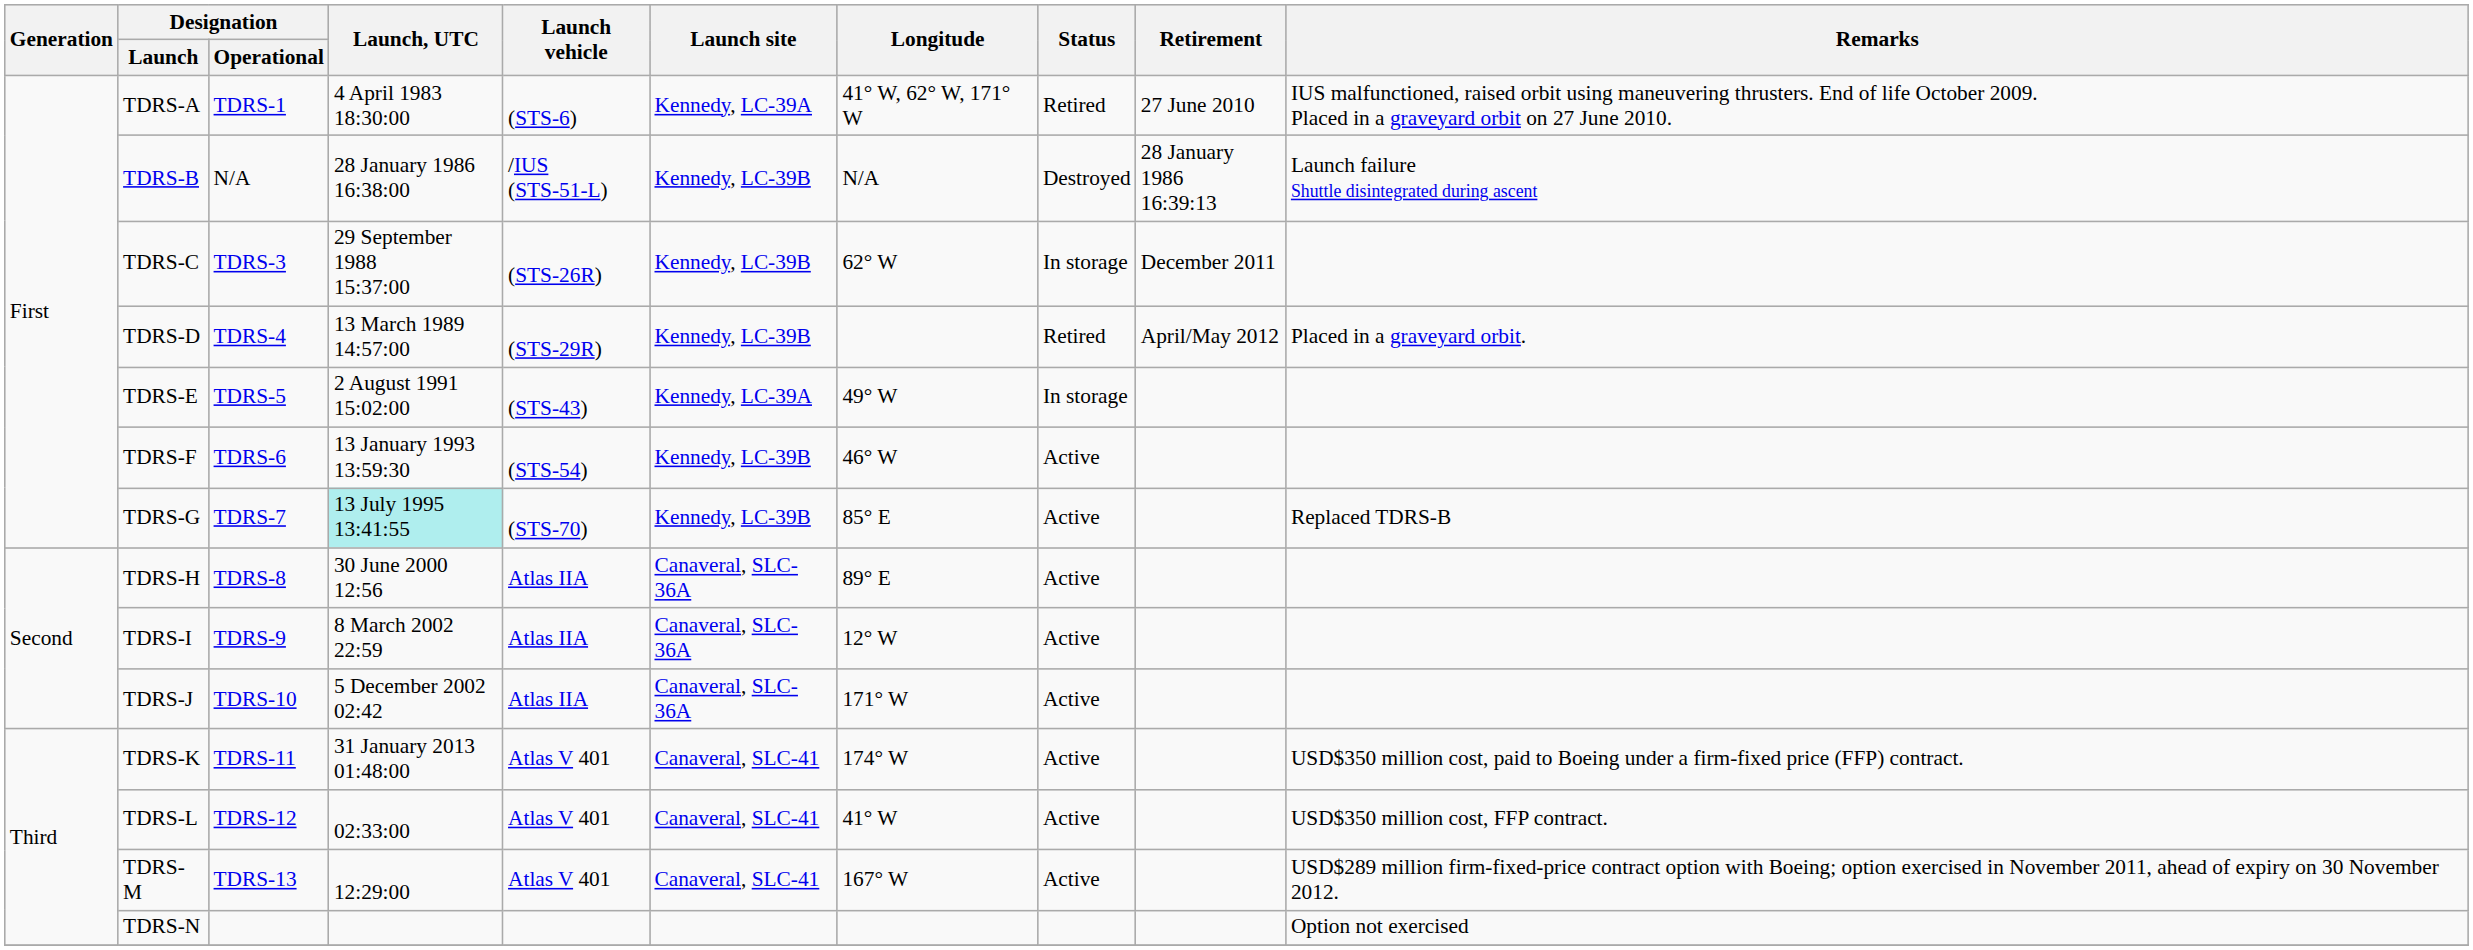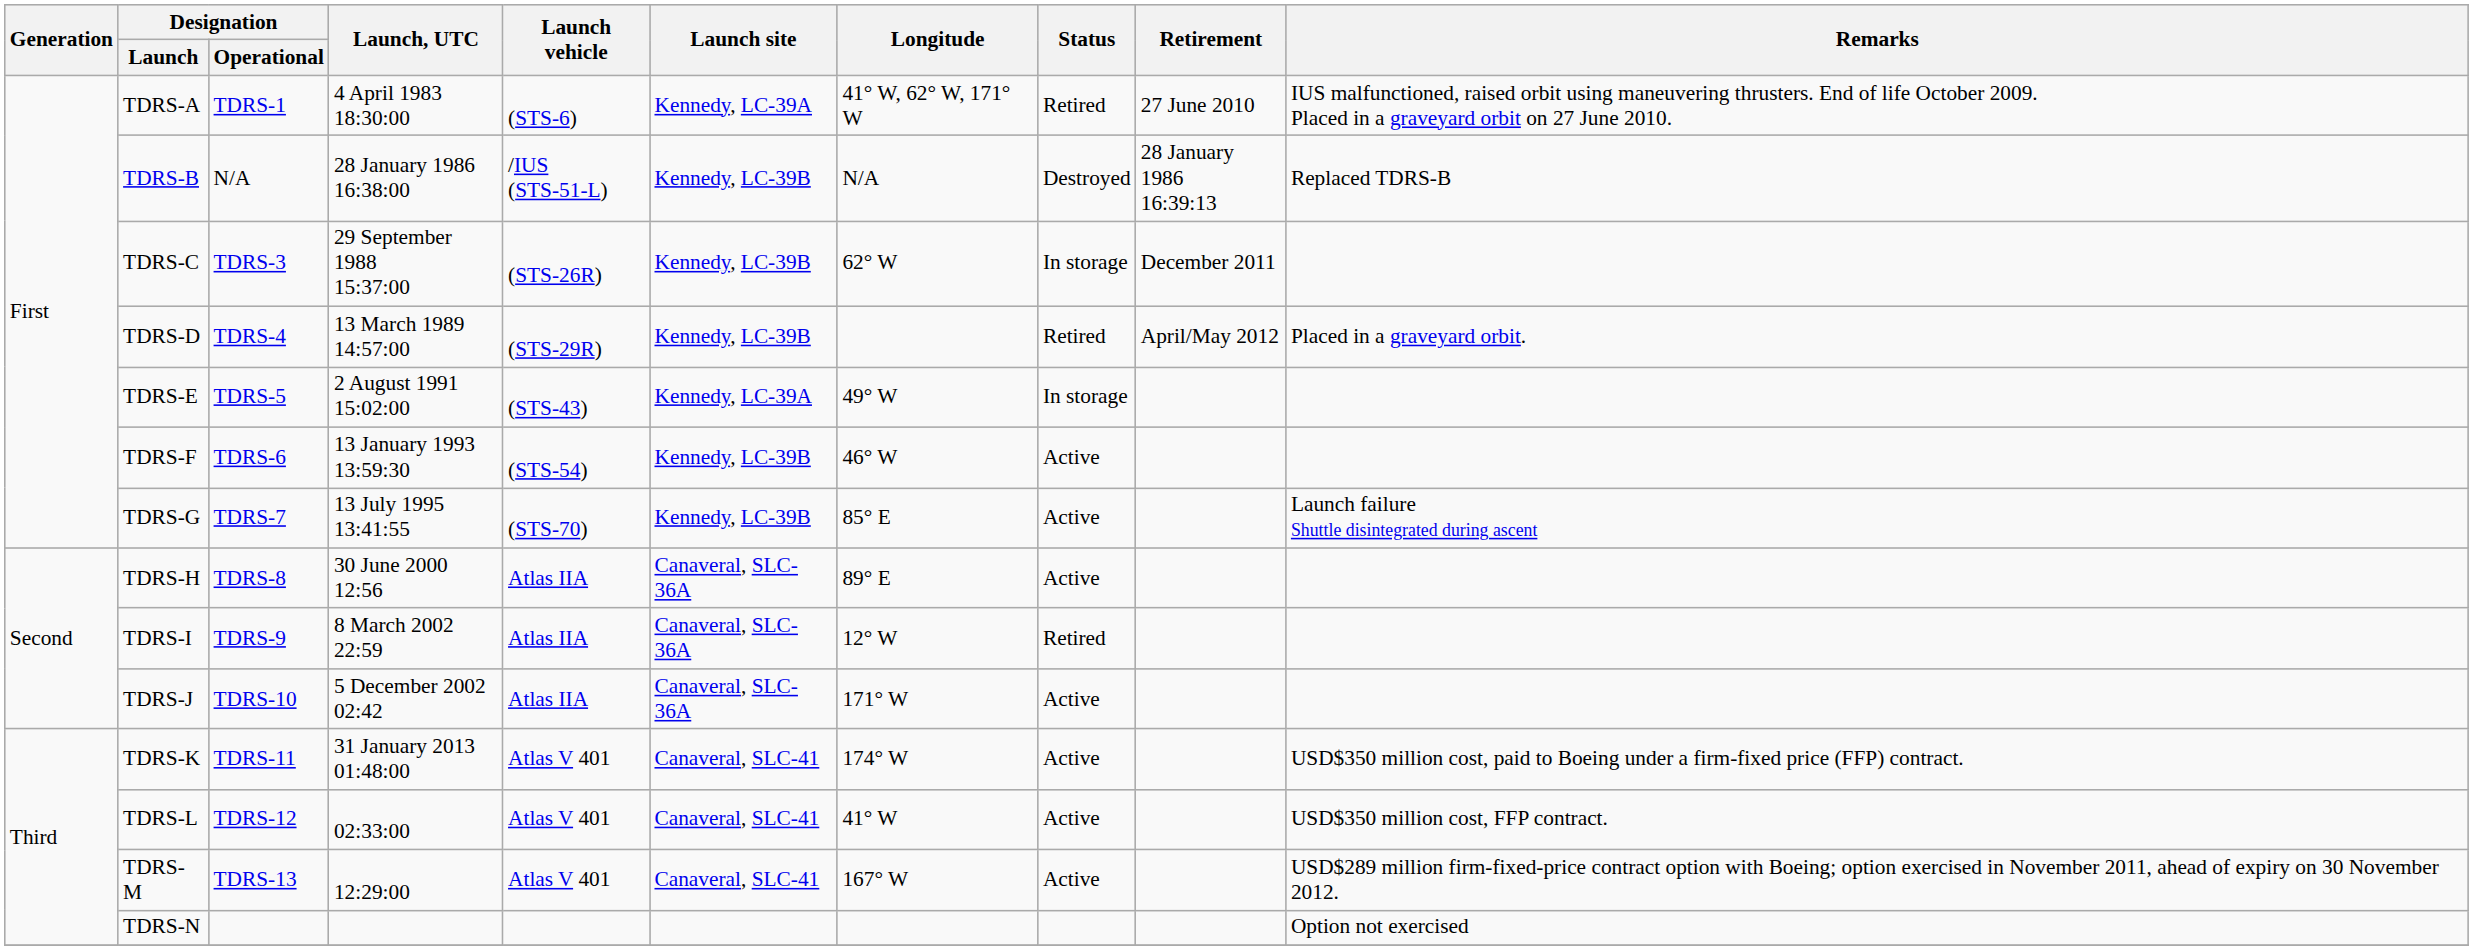(1414, 176) Launch failure Shuttle disintegrated during ascent -> (1371, 177) Replaced TDRS-B
(389, 517) paleturquoise background -> (389, 517) no background
(1371, 517) Replaced TDRS-B -> (1414, 516) Launch failure Shuttle disintegrated during ascent
(1071, 637) Active -> (1074, 637) Retired
